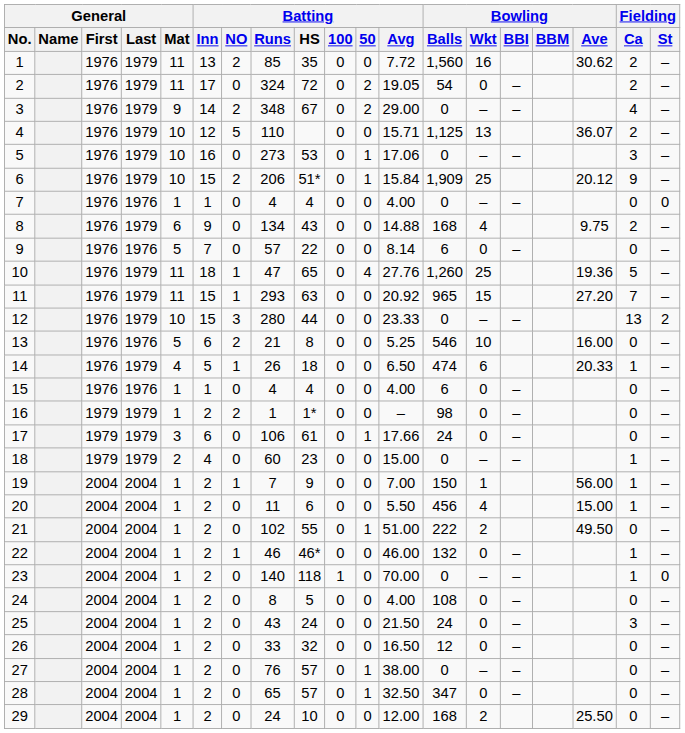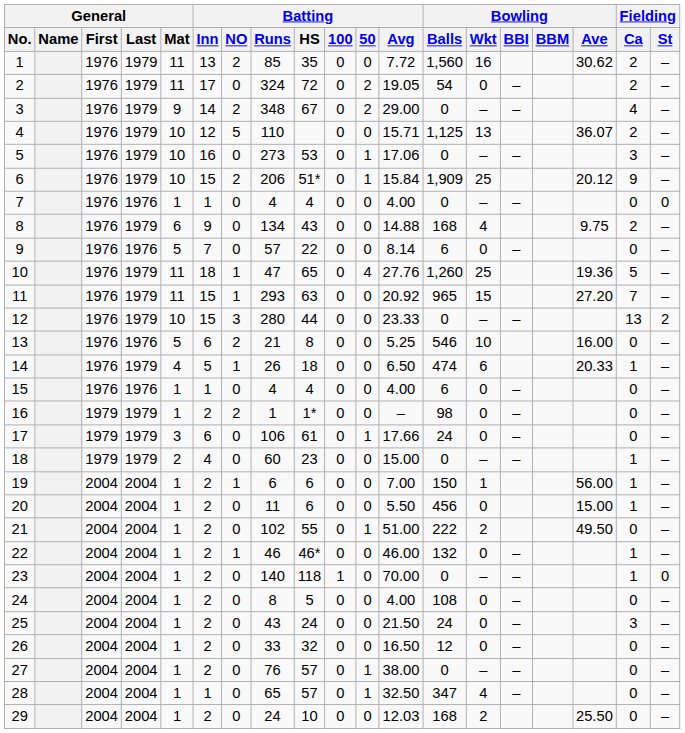(273, 483) 7 -> (273, 483) 6
(309, 483) 9 -> (309, 483) 6
(483, 506) 4 -> (483, 506) 0
(207, 693) 2 -> (207, 693) 1
(483, 693) 0 -> (483, 693) 4
(401, 716) 12.00 -> (401, 716) 12.03
